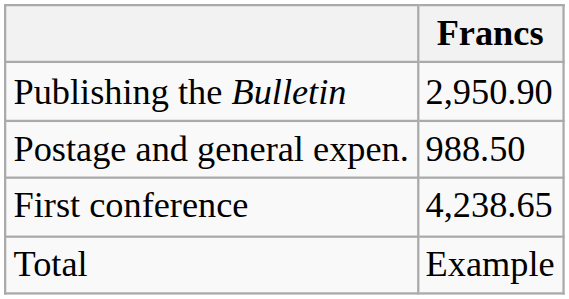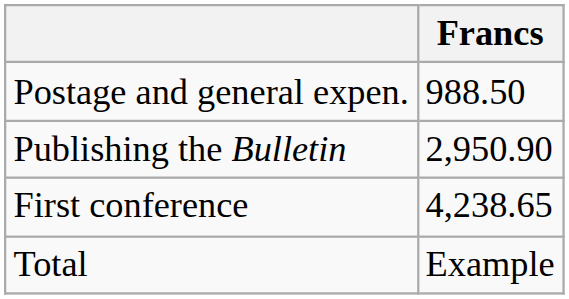rows swapped: (180, 90) <-> (211, 148)
